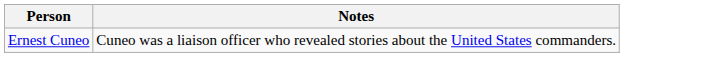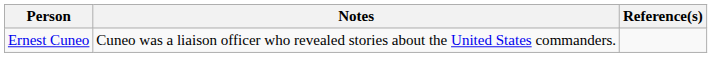+ column: (663, 16)
